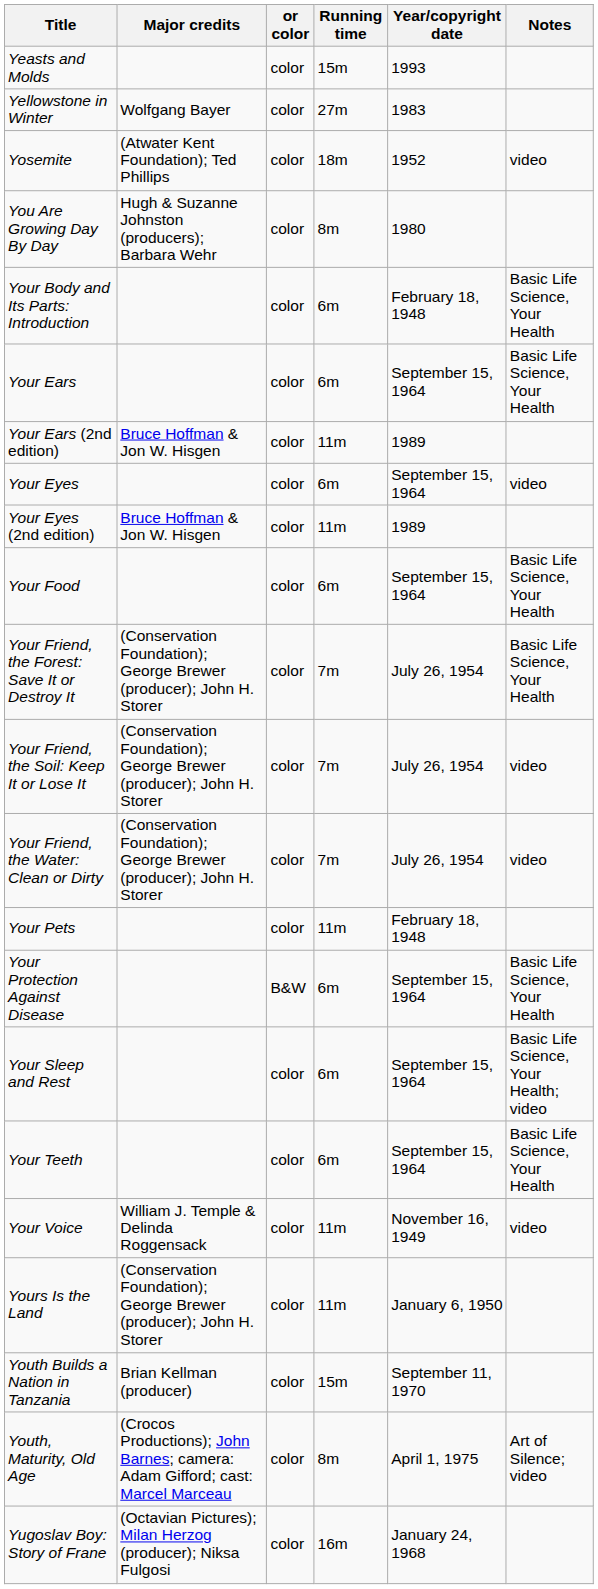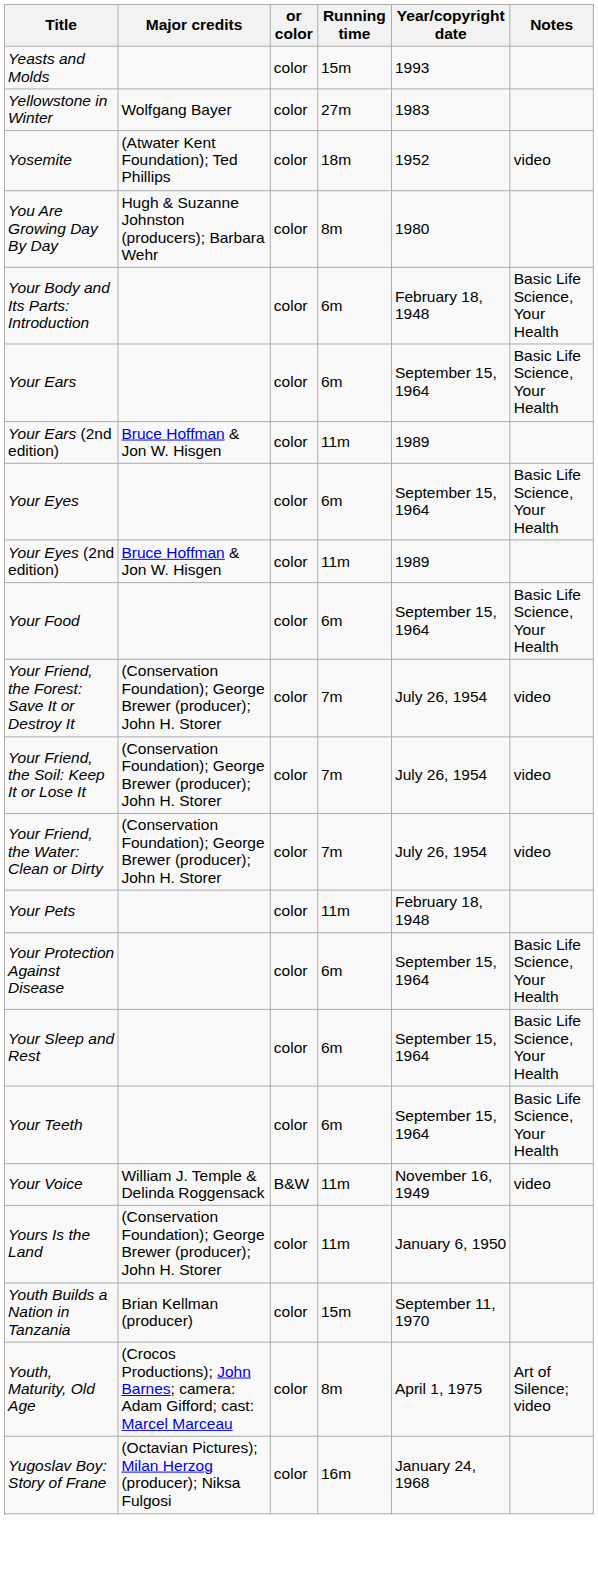(528, 484) video -> (547, 501) Basic Life Science, Your Health
(543, 671) Basic Life Science, Your Health -> (532, 697) video
(288, 988) B&W -> (291, 970) color
(543, 1074) Basic Life Science, Your Health; video -> (547, 1047) Basic Life Science, Your Health
(287, 1228) color -> (291, 1184) B&W
